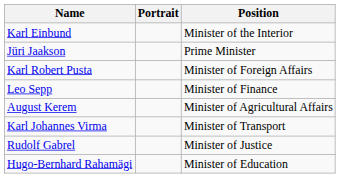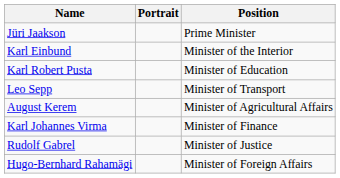rows swapped: (36, 51) <-> (39, 32)
(248, 70) Minister of Foreign Affairs -> (236, 70) Minister of Education
(231, 88) Minister of Finance -> (235, 88) Minister of Transport
(235, 126) Minister of Transport -> (231, 126) Minister of Finance
(236, 164) Minister of Education -> (248, 164) Minister of Foreign Affairs
